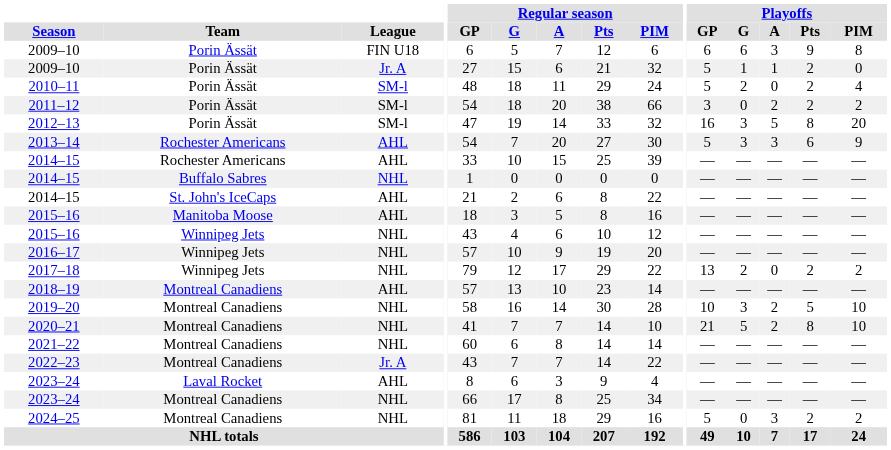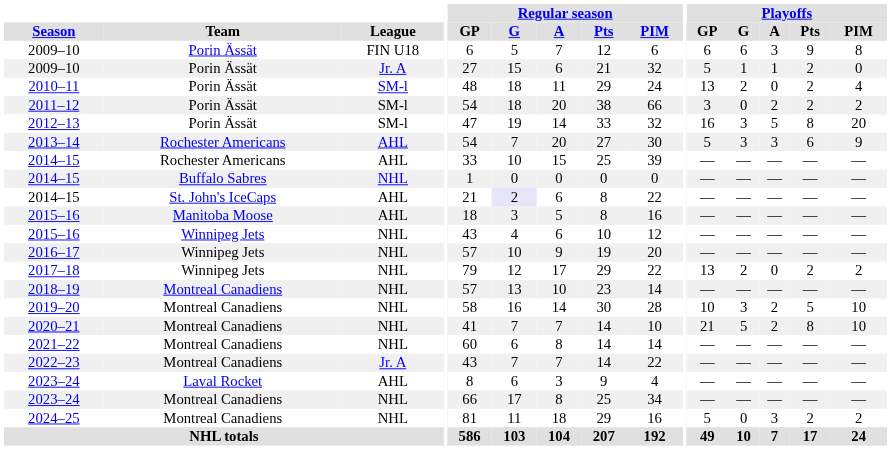(707, 86) 5 -> (707, 86) 13
(514, 197) no background -> (514, 197) lavender background
(393, 289) AHL -> (393, 289) NHL
